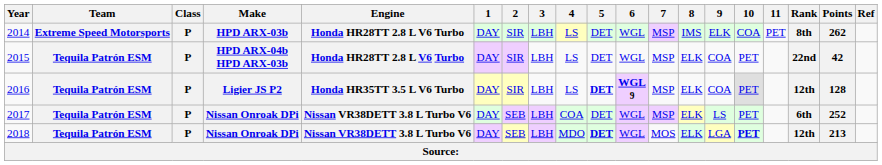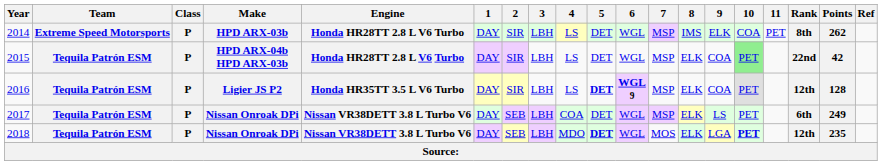(749, 57) no background -> (749, 57) lightgreen background
(837, 114) 252 -> (837, 114) 249
(837, 133) 213 -> (837, 133) 235
